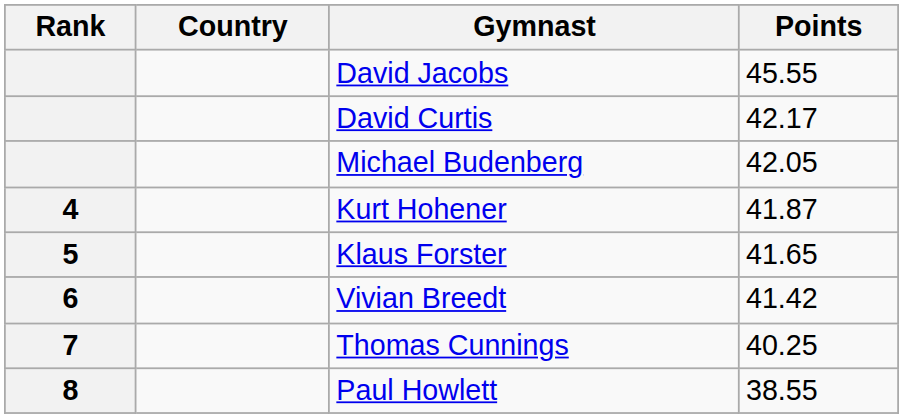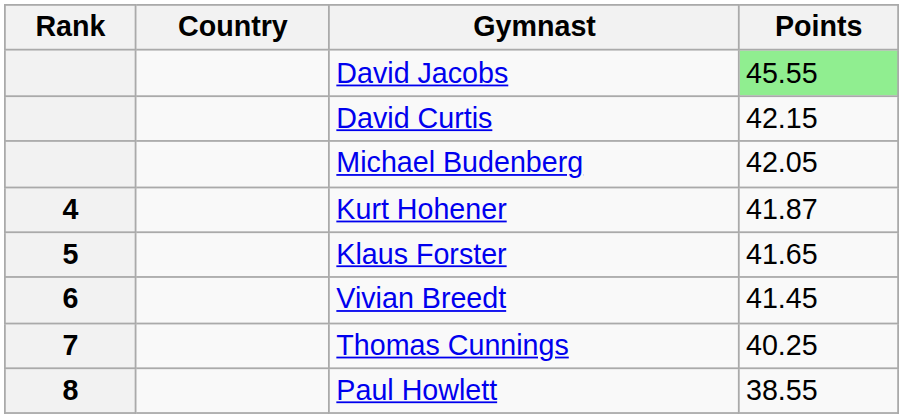(782, 72) no background -> (782, 72) lightgreen background
(782, 118) 42.17 -> (782, 118) 42.15
(782, 299) 41.42 -> (782, 299) 41.45
